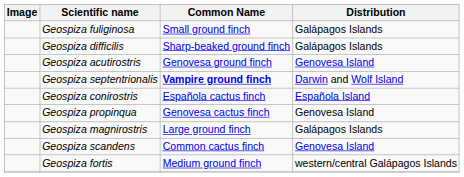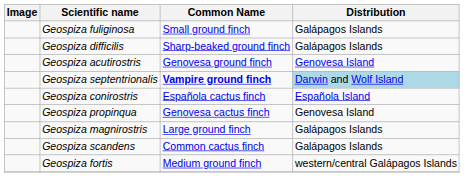(349, 79) no background -> (349, 79) lightblue background
(335, 146) Genovesa Island -> (339, 146) Galápagos Islands
